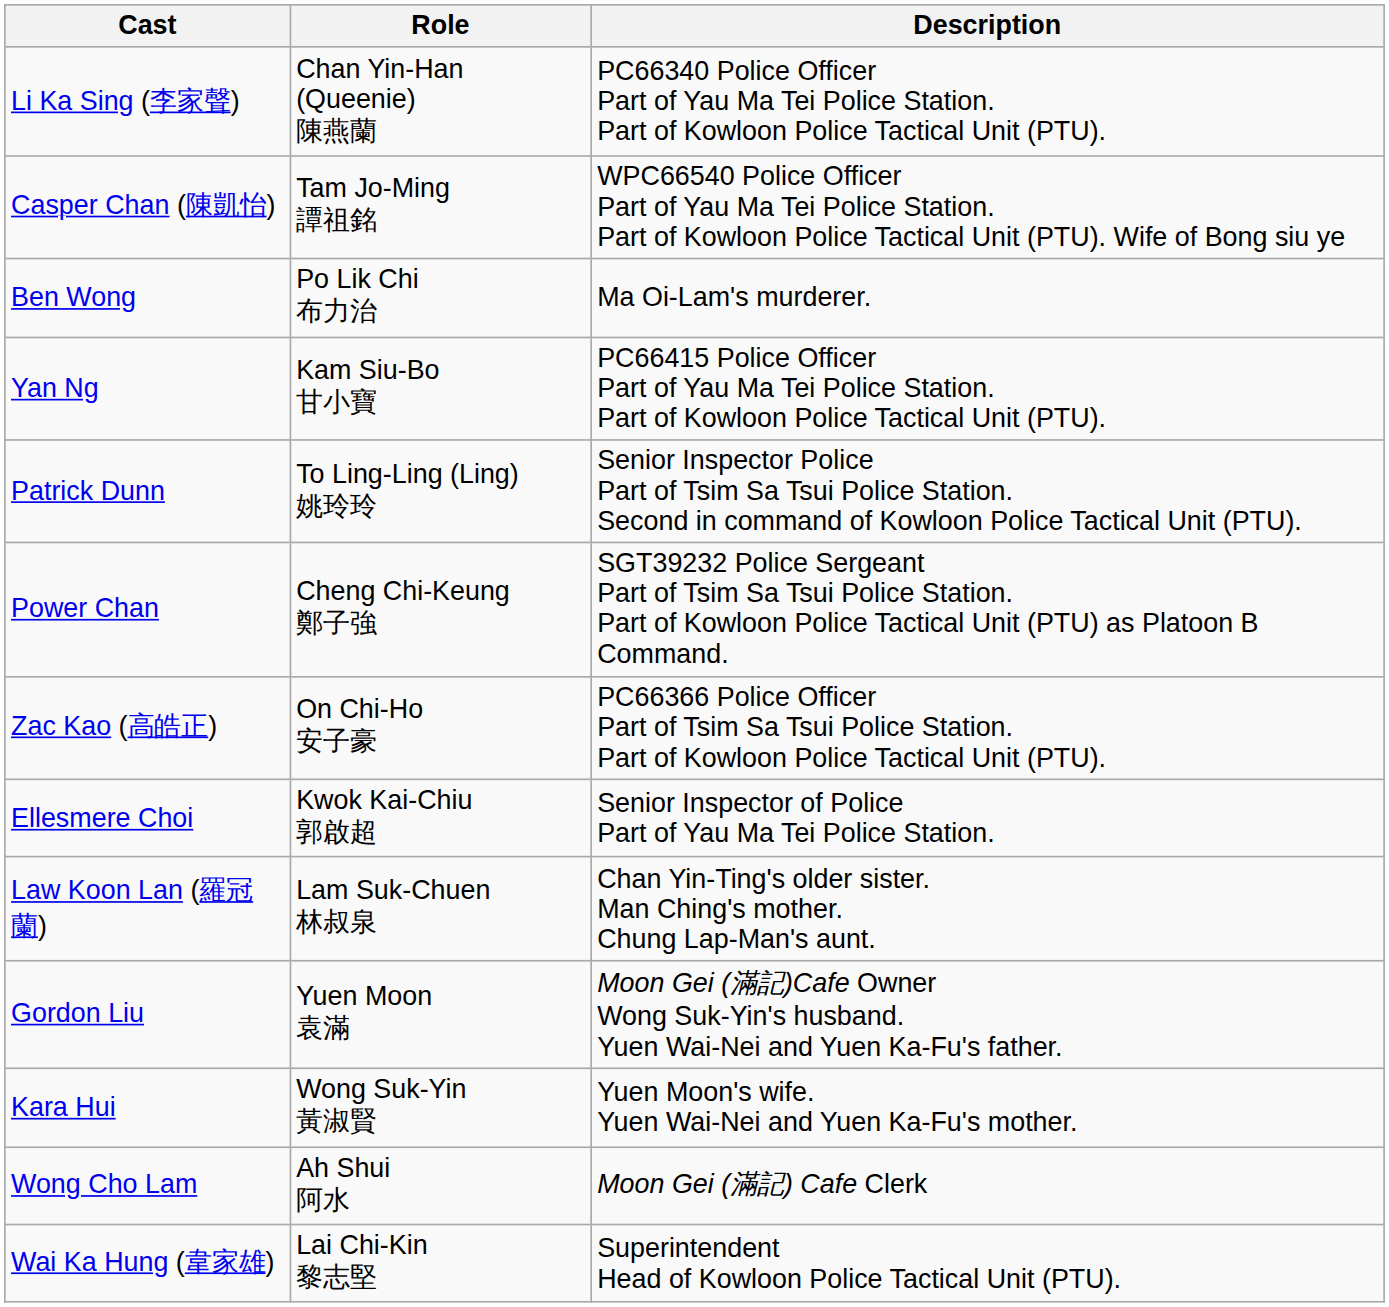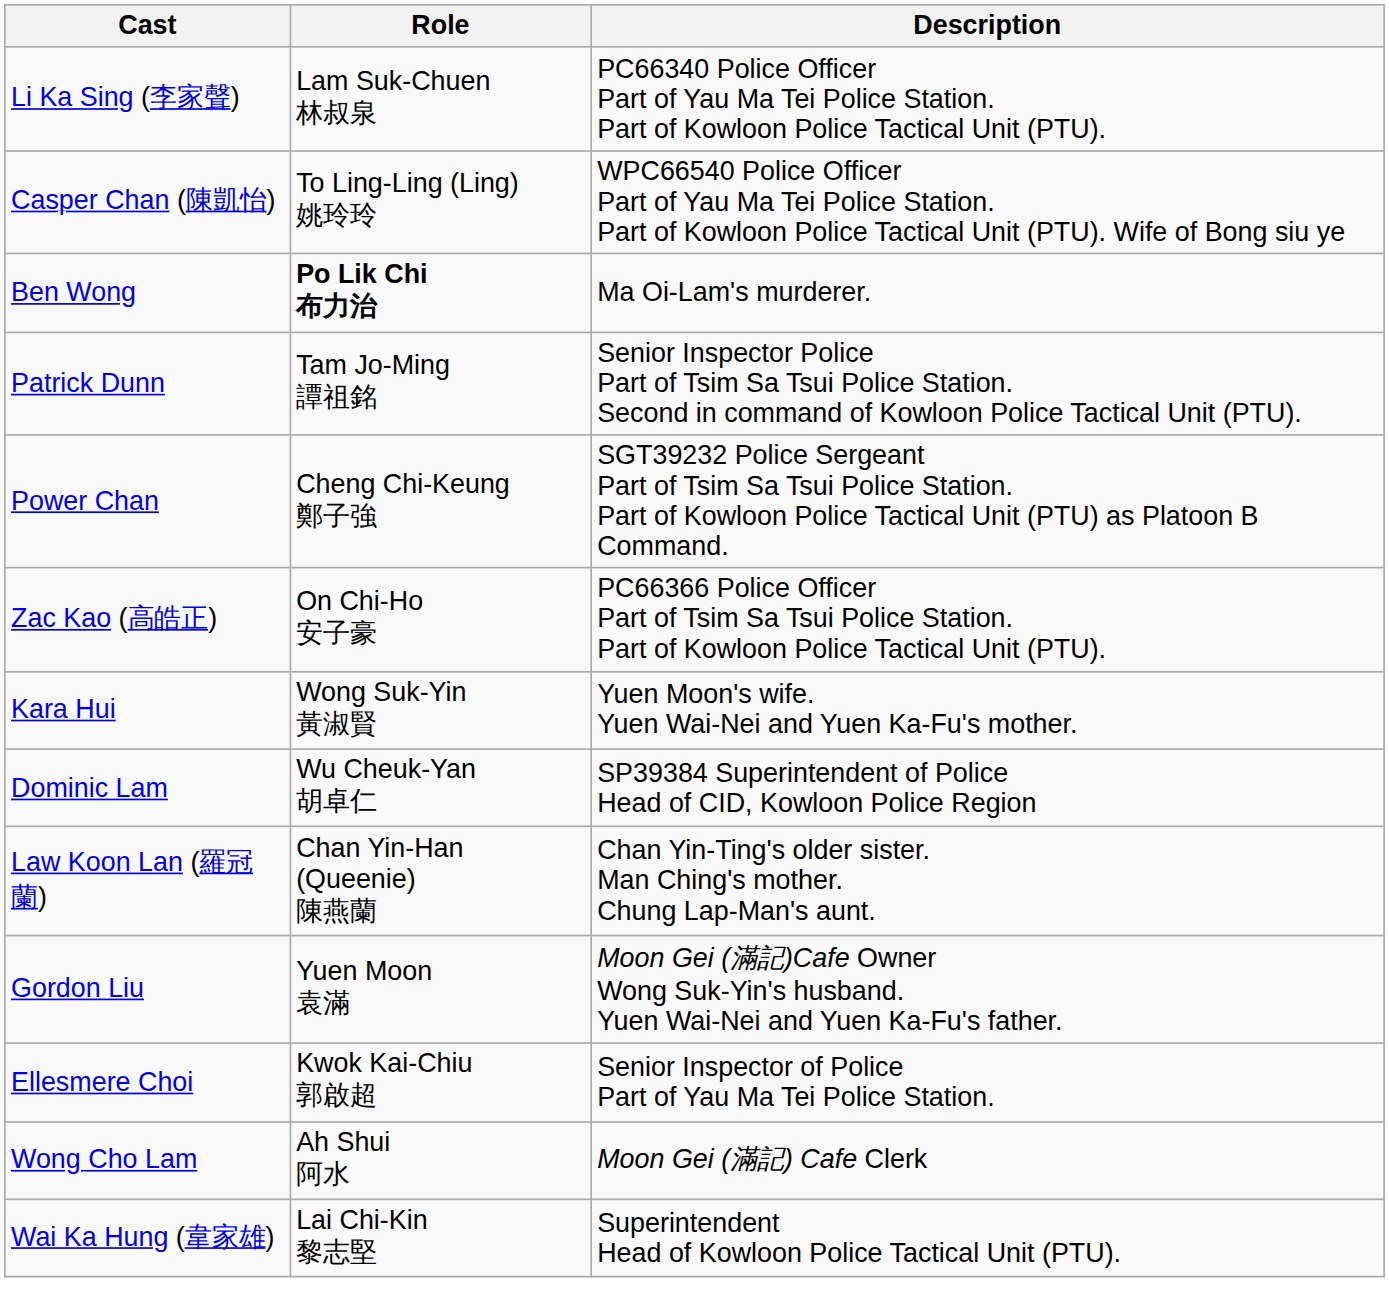(380, 99) Chan Yin-Han (Queenie) 陳燕蘭 -> (393, 97) Lam Suk-Chuen 林叔泉
(373, 205) Tam Jo-Ming 譚祖銘 -> (407, 200) To Ling-Ling (Ling) 姚玲玲
(357, 295) normal -> (362, 290) bold
- row: (55, 387)
(407, 489) To Ling-Ling (Ling) 姚玲玲 -> (373, 381) Tam Jo-Ming 譚祖銘
rows swapped: (102, 817) <-> (63, 1107)
+ row: (89, 787)
(393, 906) Lam Suk-Chuen 林叔泉 -> (380, 879) Chan Yin-Han (Queenie) 陳燕蘭
